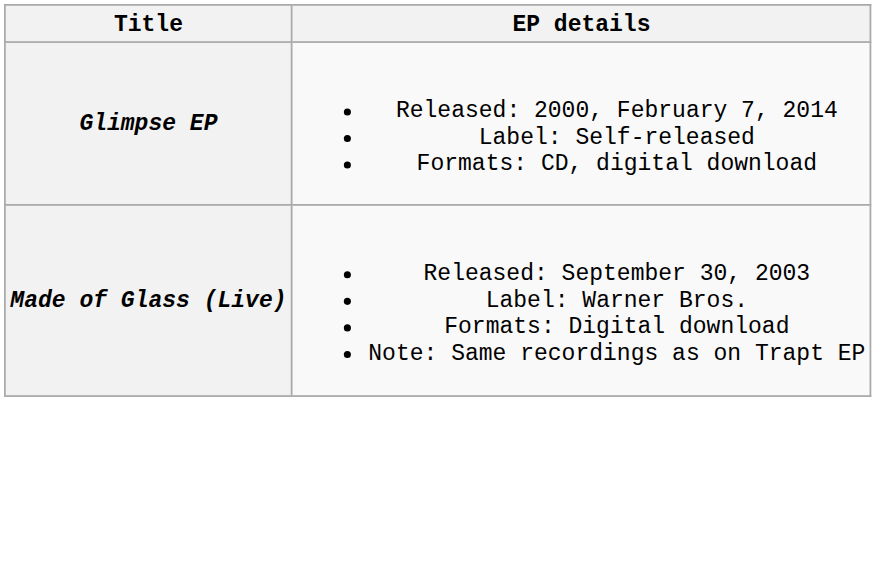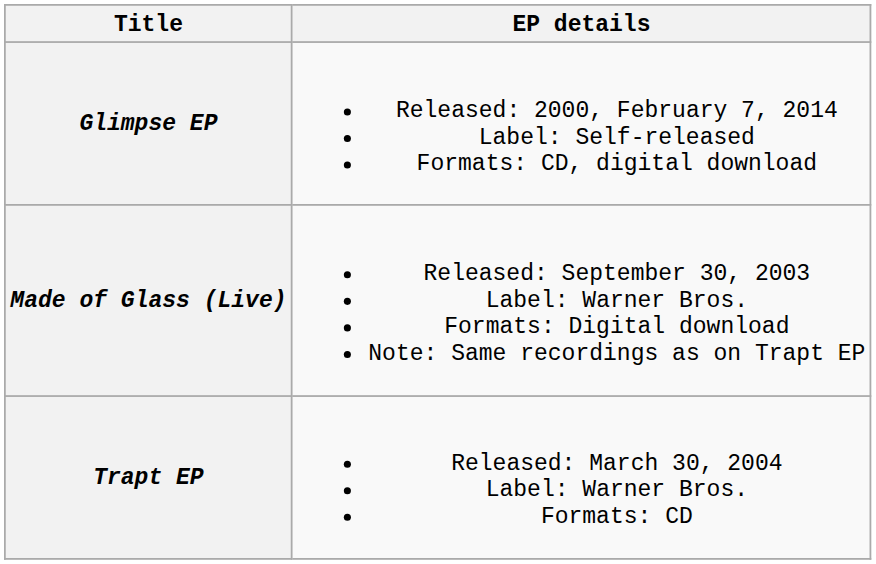+ row: (148, 477)
